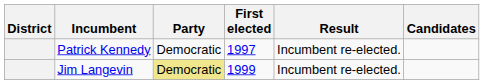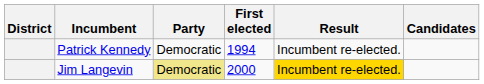(241, 49) 1997 -> (241, 49) 1994
(241, 69) 1999 -> (241, 69) 2000
(339, 69) no background -> (339, 69) gold background
